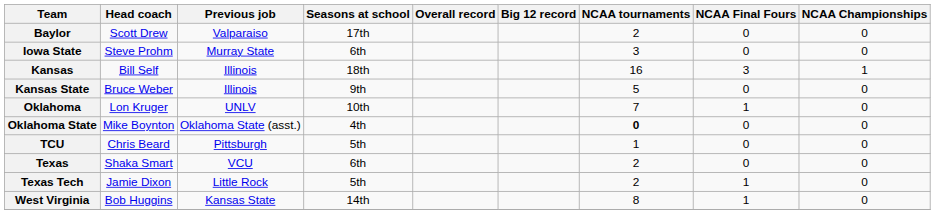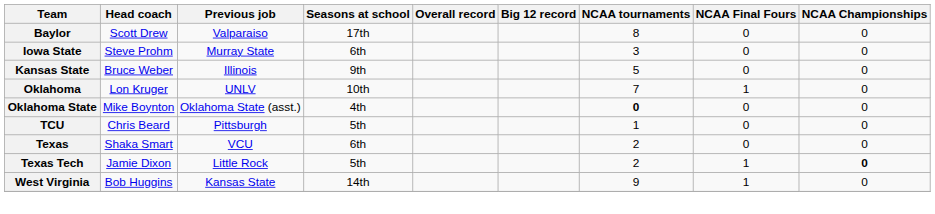(636, 33) 2 -> (636, 33) 8
- row: (52, 70)
(865, 182) normal -> (865, 163) bold
(636, 201) 8 -> (636, 182) 9
